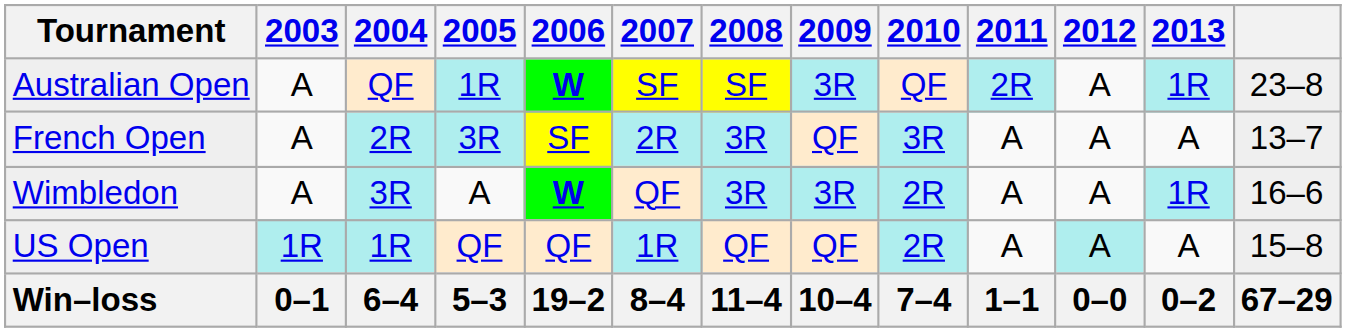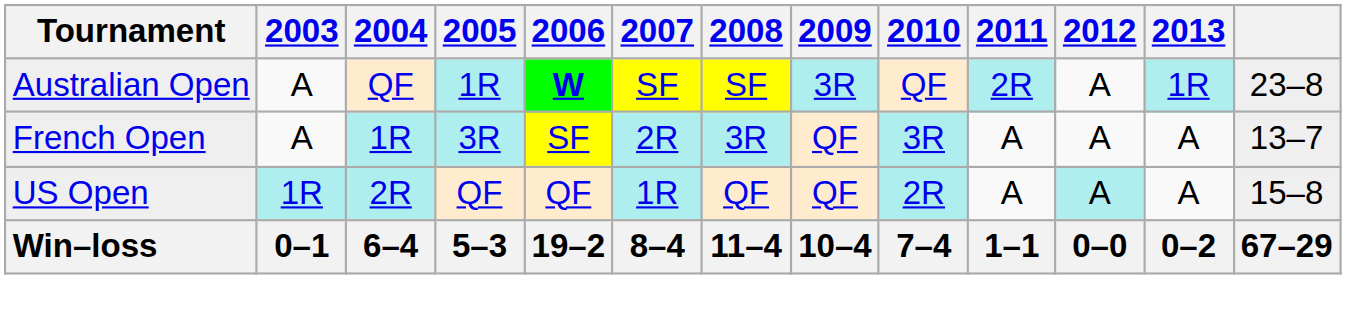(391, 138) 2R -> (391, 138) 1R
- row: (95, 191)
(391, 245) 1R -> (391, 191) 2R
